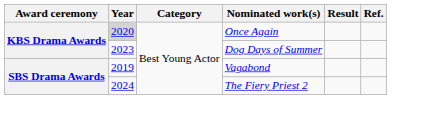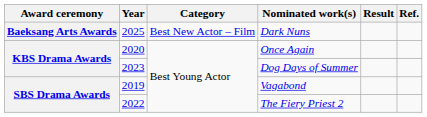+ row: (285, 31)
(122, 31) lightgrey background -> (133, 49) no background
(122, 85) 2024 -> (133, 103) 2022
